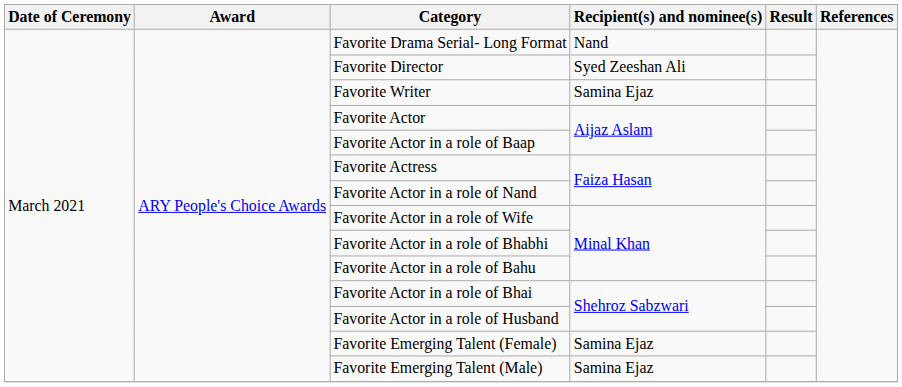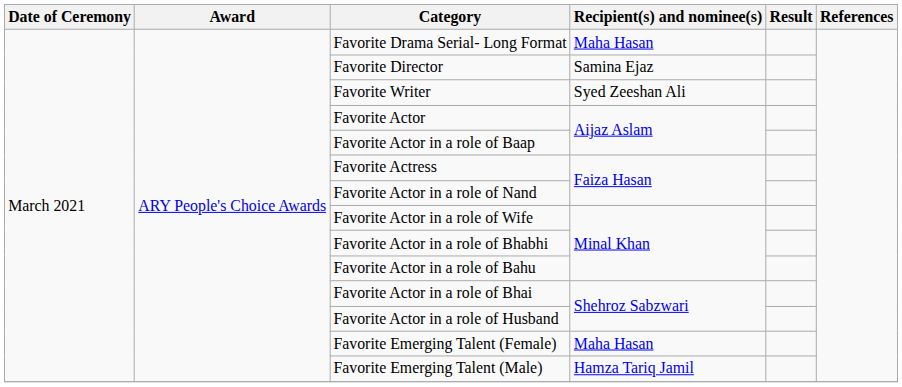(591, 42) Nand -> (614, 42) Maha Hasan
(630, 67) Syed Zeeshan Ali -> (614, 67) Samina Ejaz
(614, 92) Samina Ejaz -> (630, 92) Syed Zeeshan Ali
(614, 343) Samina Ejaz -> (614, 343) Maha Hasan
(614, 368) Samina Ejaz -> (634, 368) Hamza Tariq Jamil
